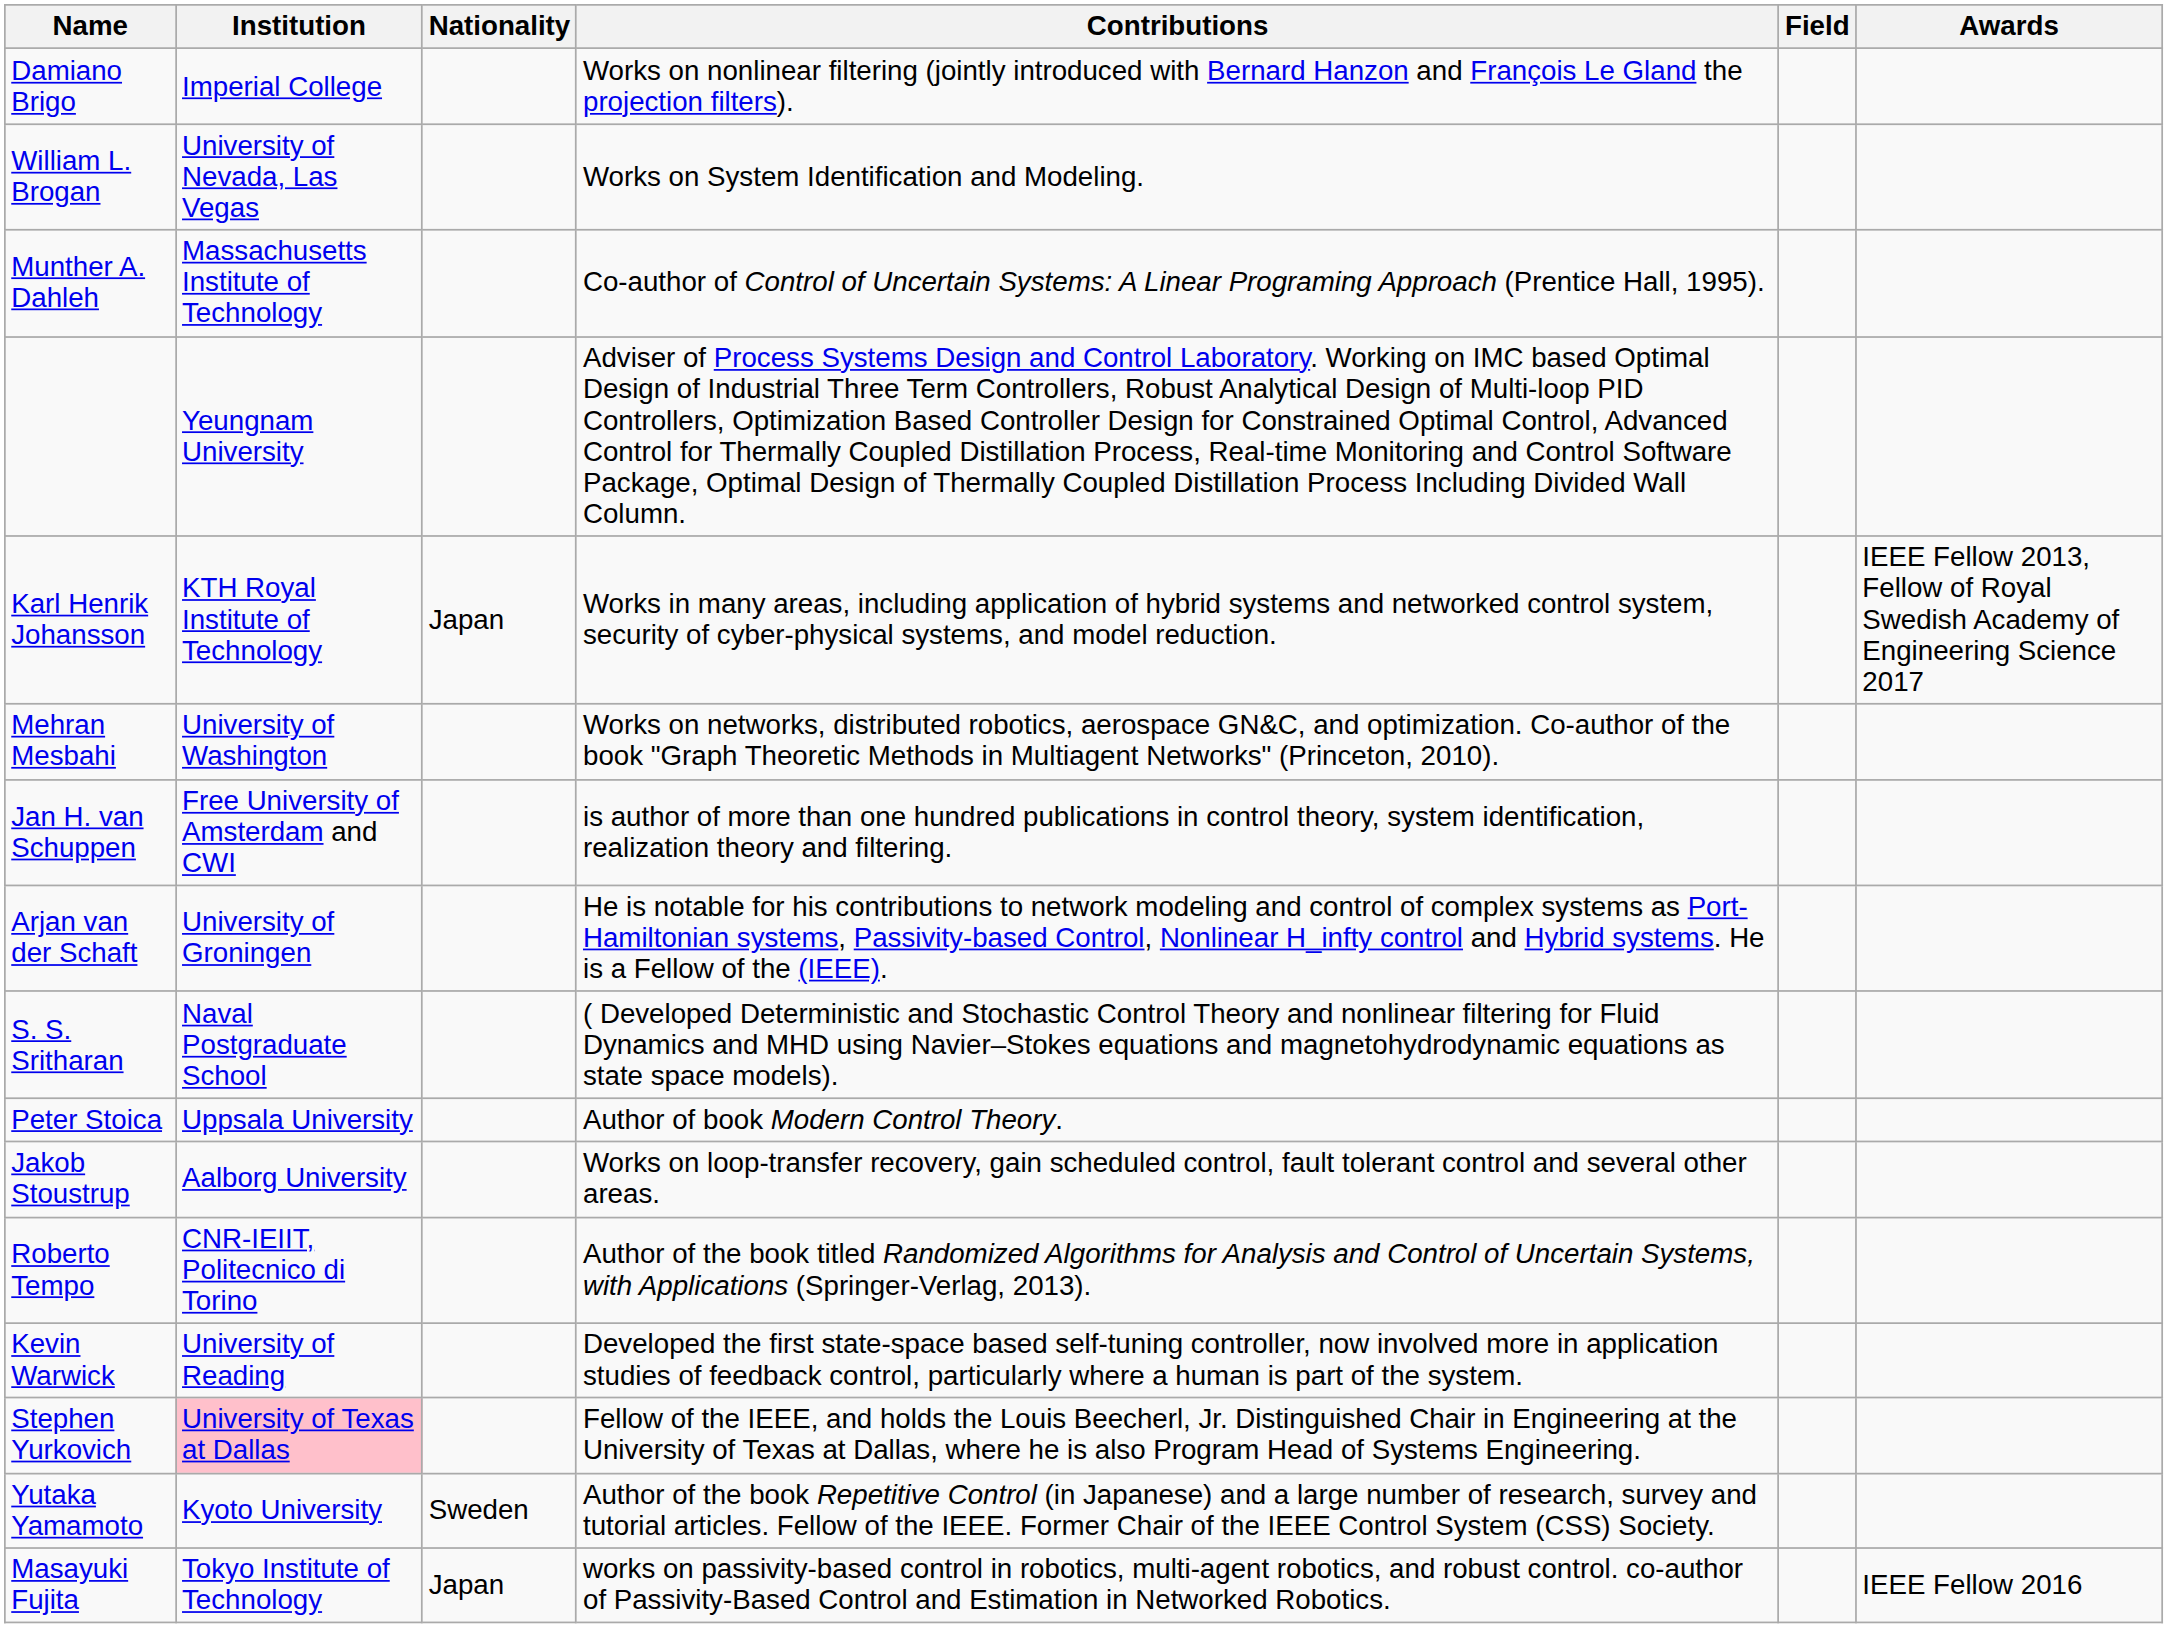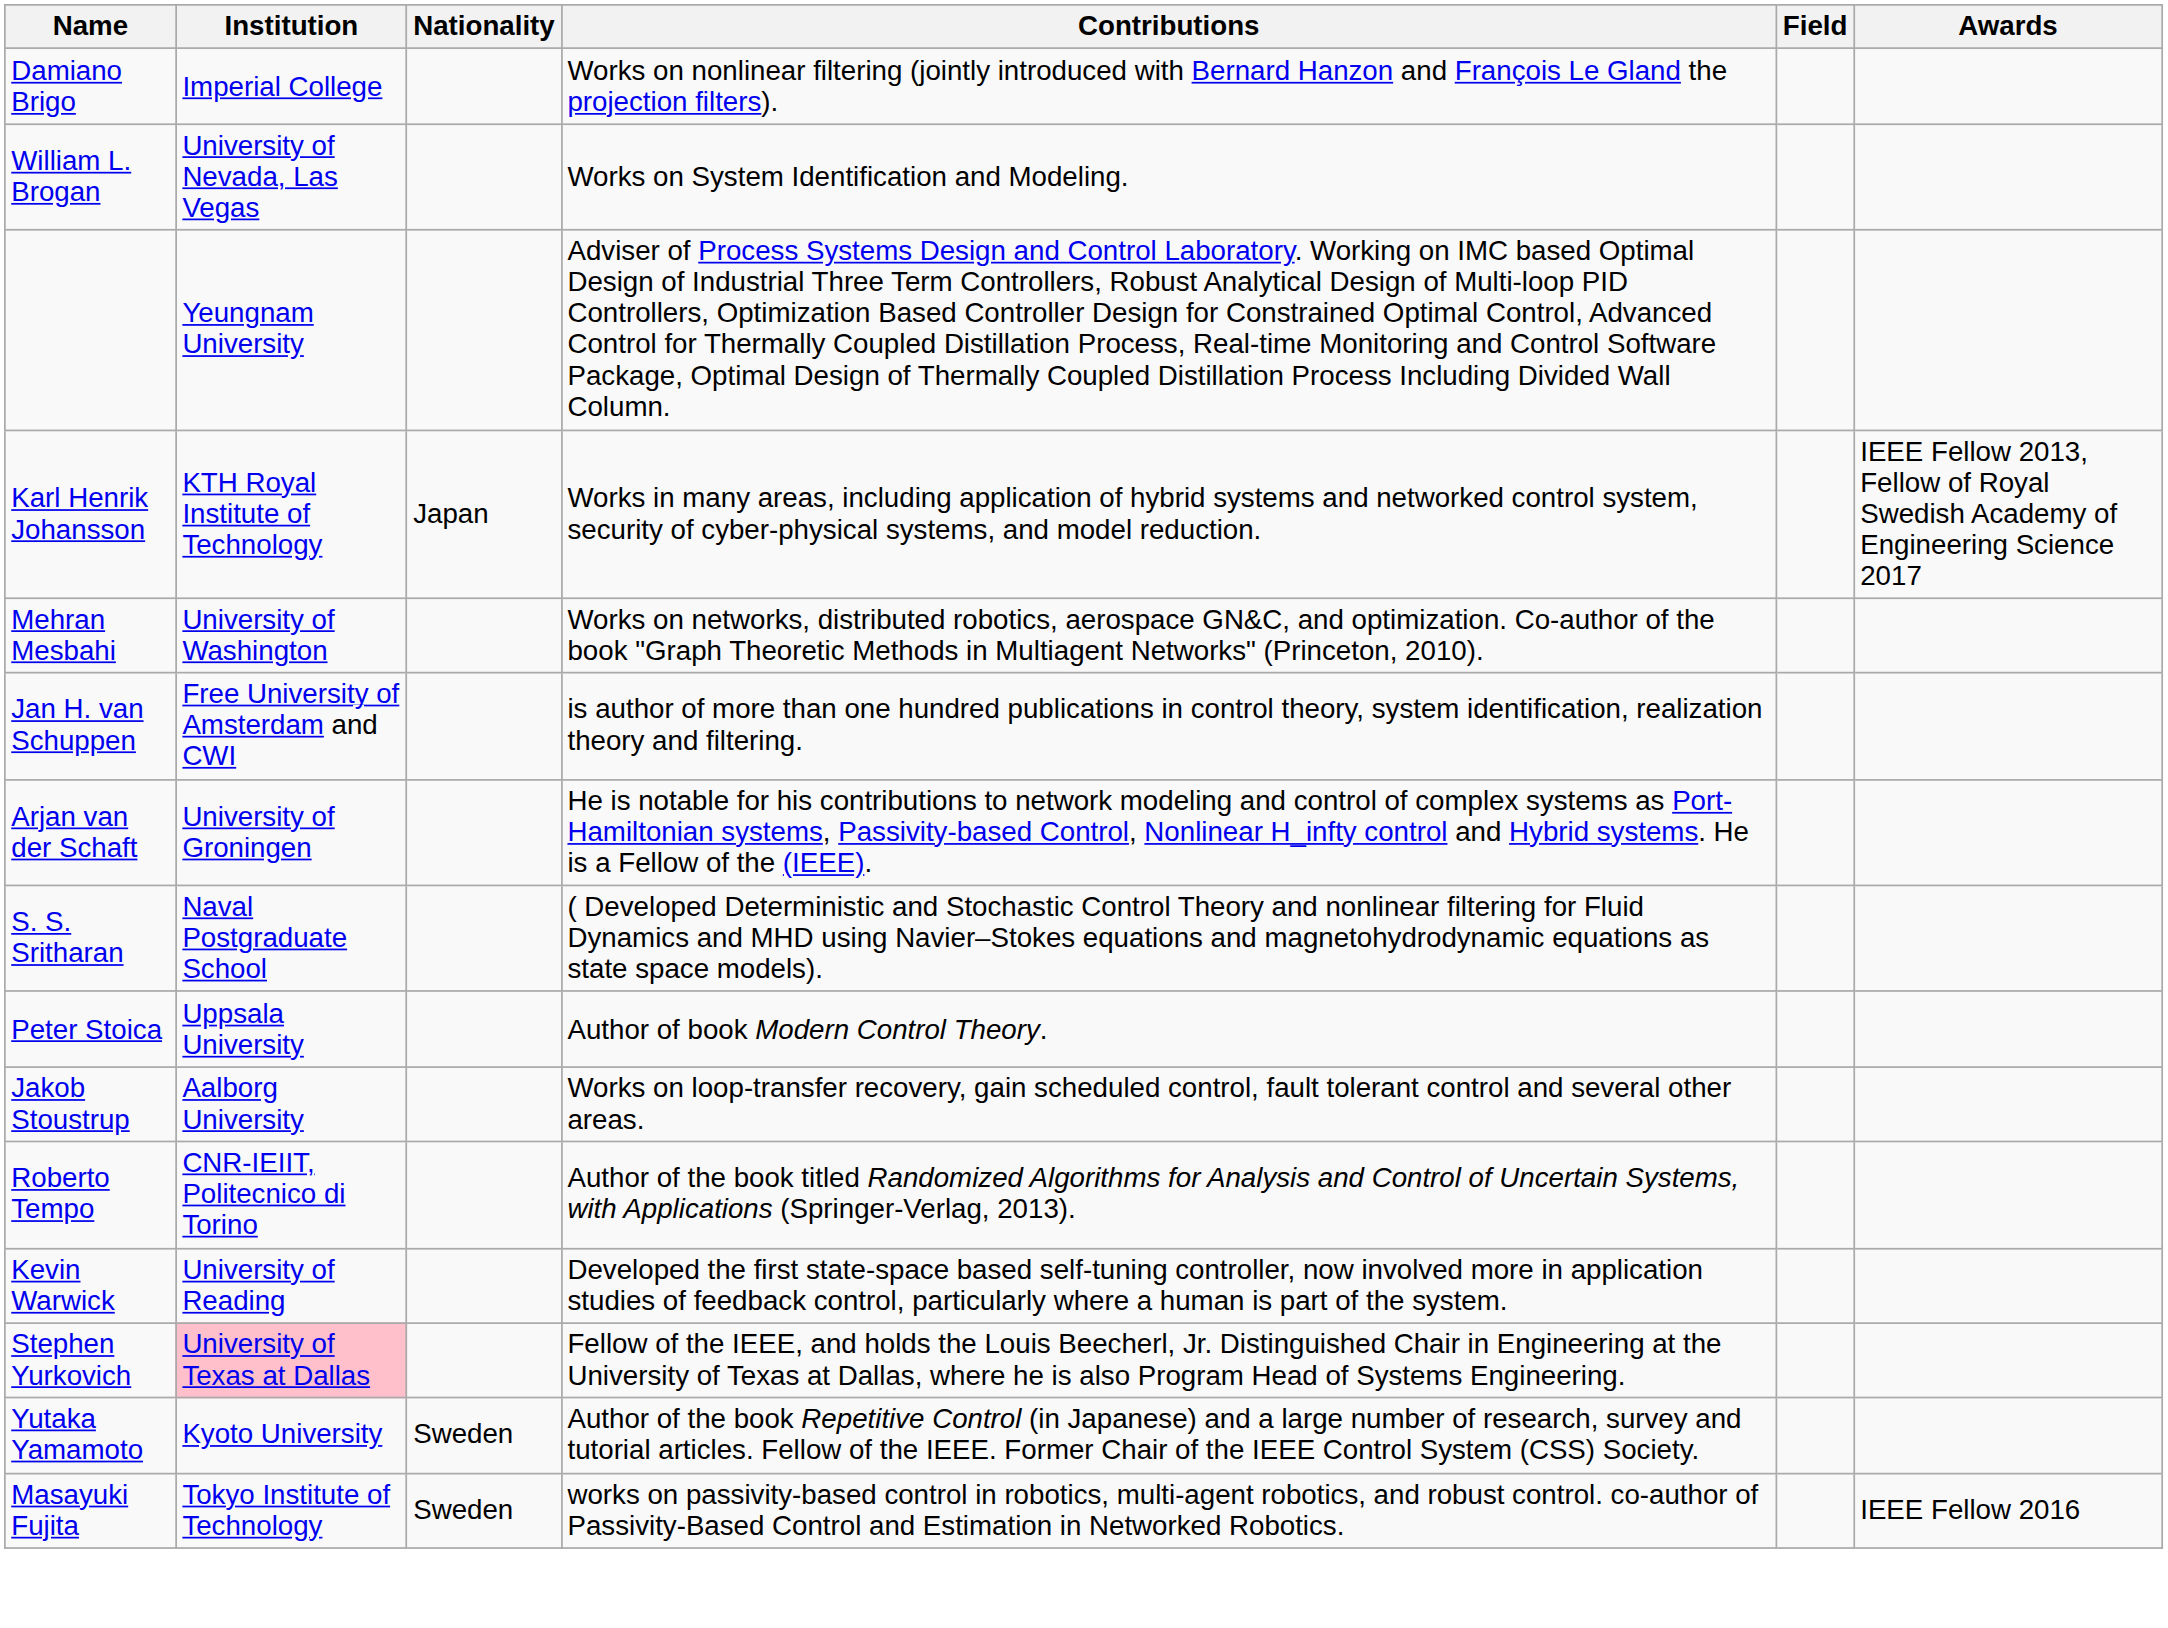- row: (78, 282)
(466, 1585) Japan -> (463, 1510) Sweden
